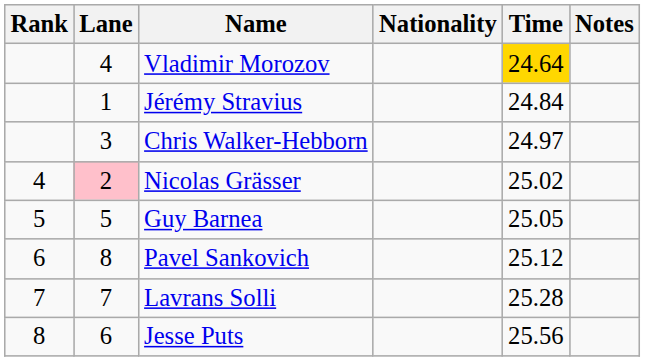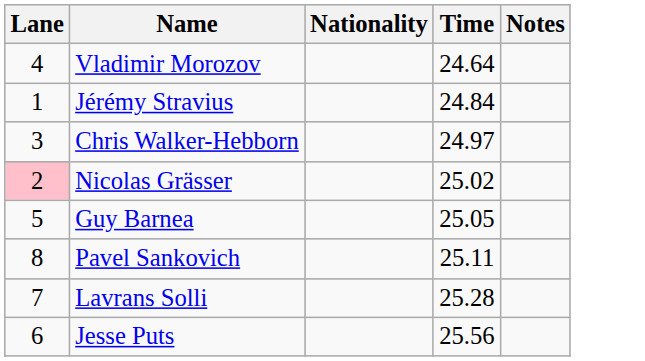- column: (39, 24)
(536, 63) gold background -> (467, 63) no background
(536, 258) 25.12 -> (467, 258) 25.11
